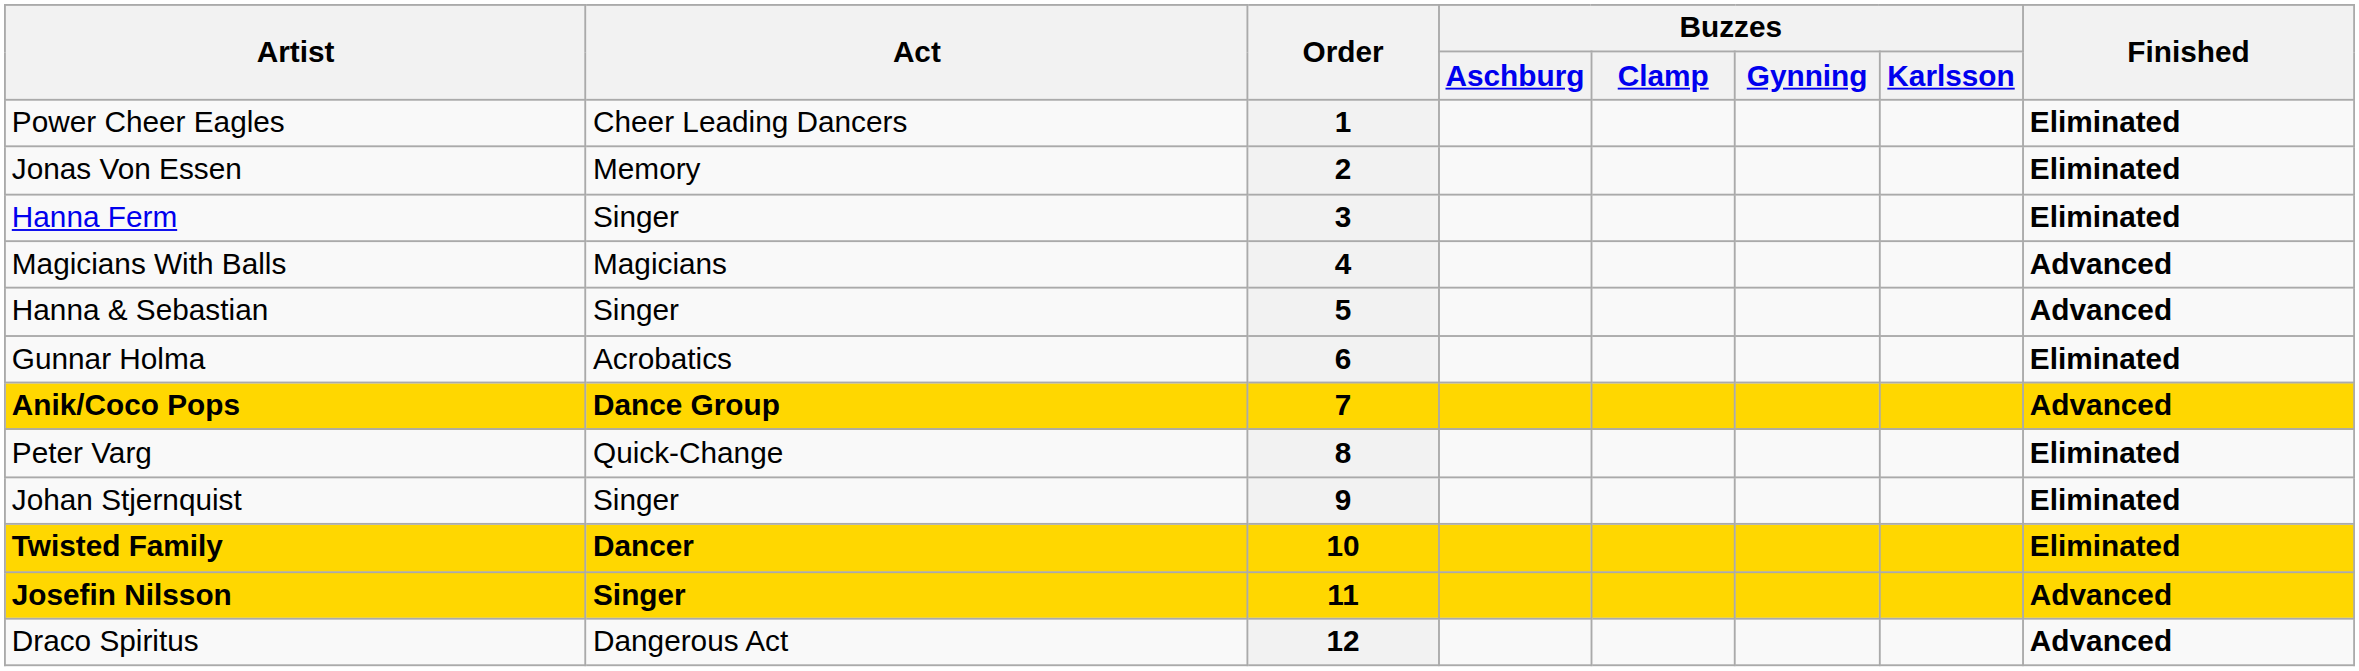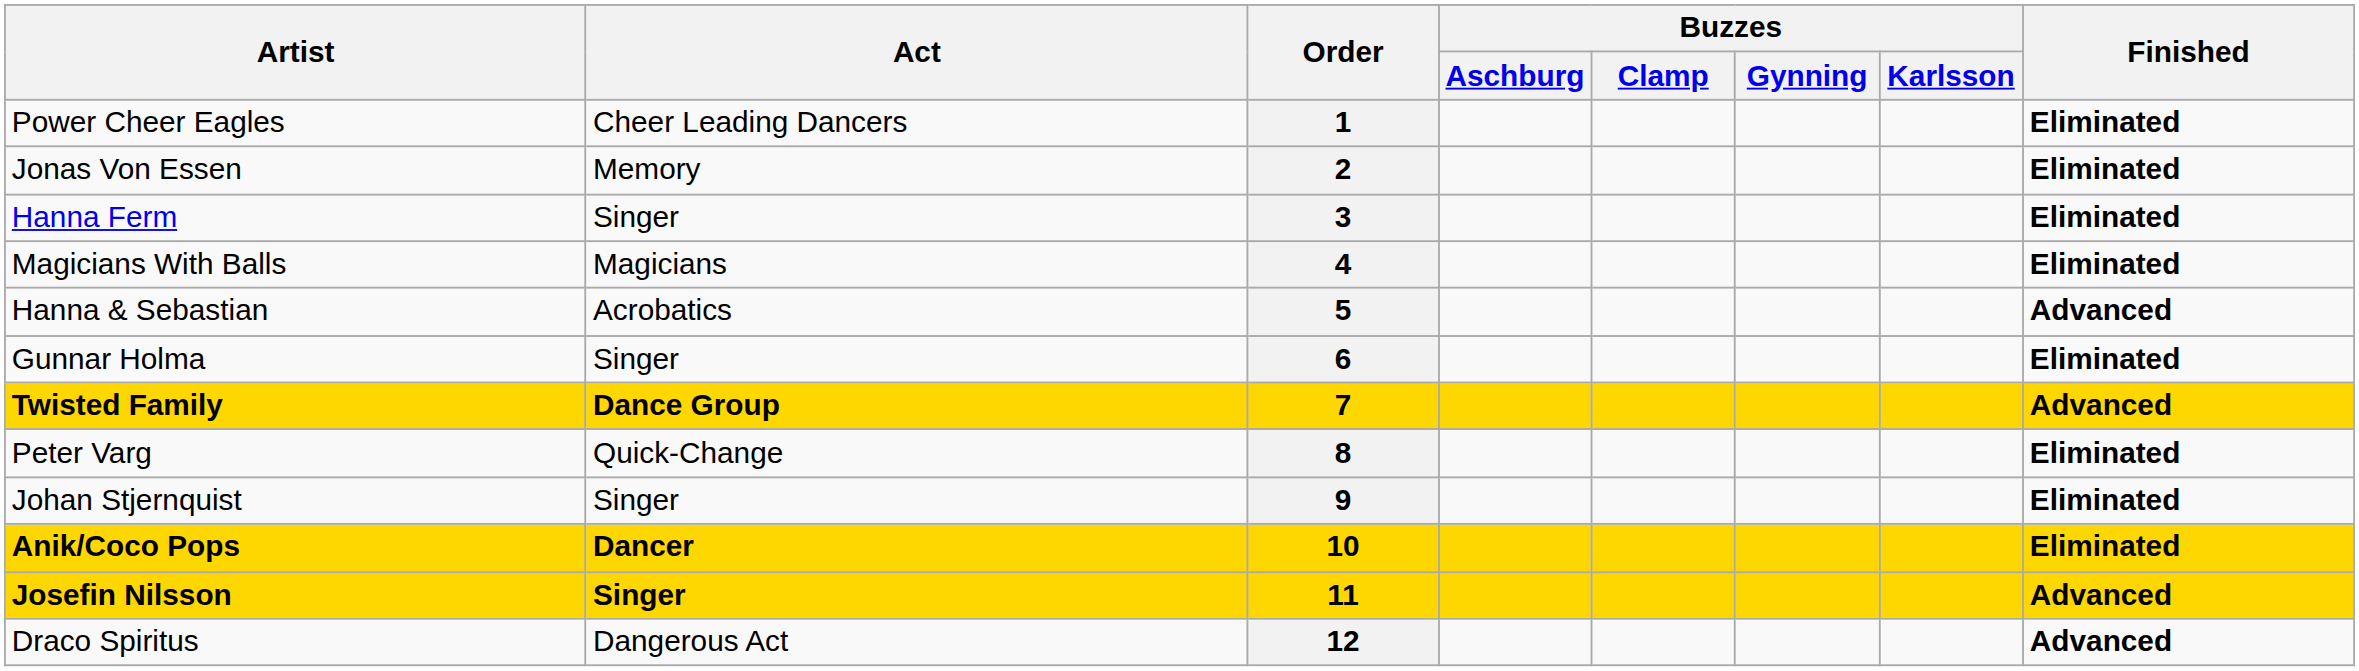(2101, 264) Advanced -> (2105, 264) Eliminated
(636, 311) Singer -> (662, 311) Acrobatics
(662, 358) Acrobatics -> (636, 358) Singer
(126, 405) Anik/Coco Pops -> (117, 405) Twisted Family
(117, 547) Twisted Family -> (126, 547) Anik/Coco Pops
